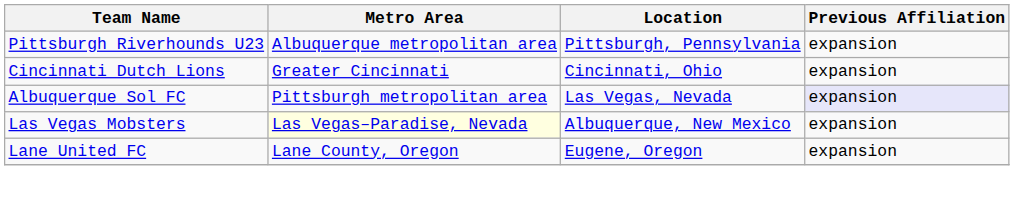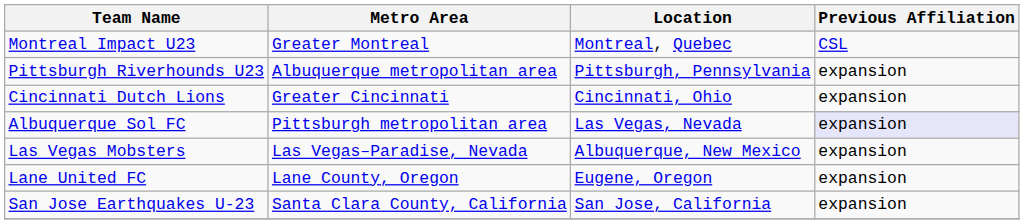+ row: (102, 45)
(400, 125) lightyellow background -> (400, 151) no background
+ row: (131, 205)
